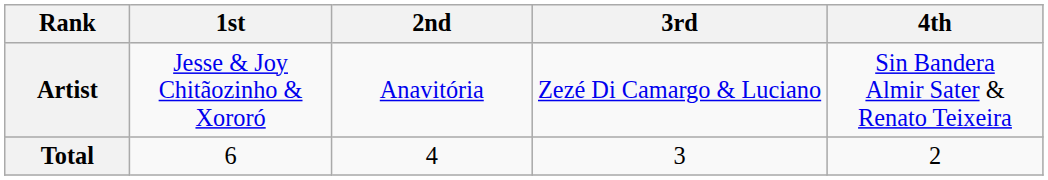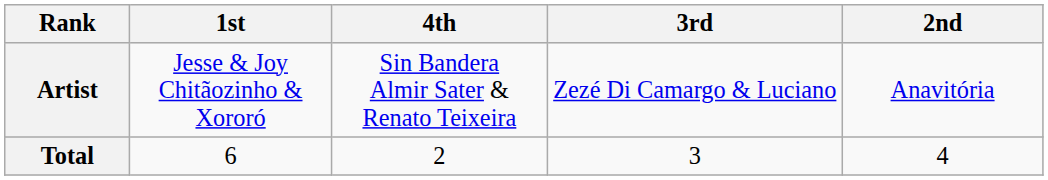columns swapped: (432, 23) <-> (935, 23)
